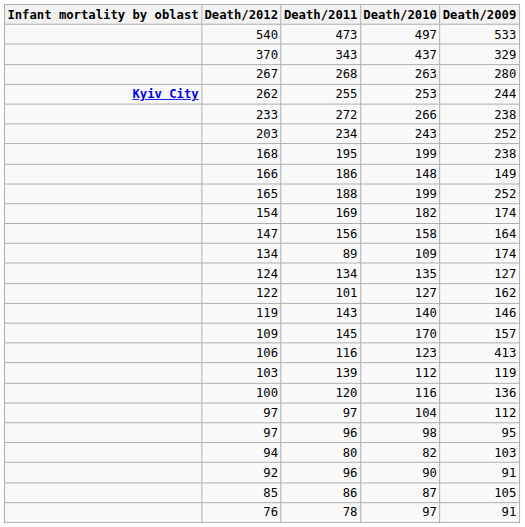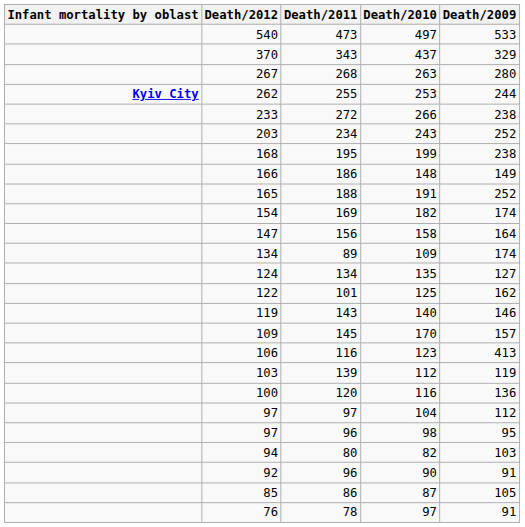(426, 194) 199 -> (426, 194) 191
(426, 293) 127 -> (426, 293) 125
